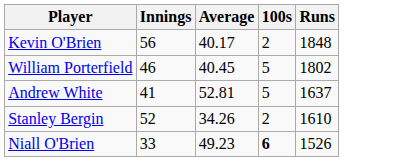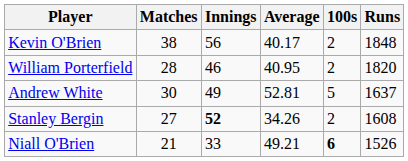+ column: (169, 17)
(217, 67) 40.45 -> (282, 67) 40.95
(266, 67) 5 -> (331, 67) 2
(315, 67) 1802 -> (381, 67) 1820
(148, 93) 41 -> (213, 93) 49
(148, 118) normal -> (213, 118) bold
(315, 118) 1610 -> (381, 118) 1608
(217, 144) 49.23 -> (282, 144) 49.21
